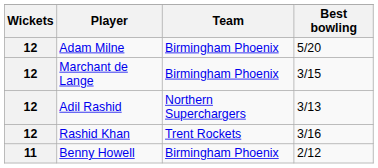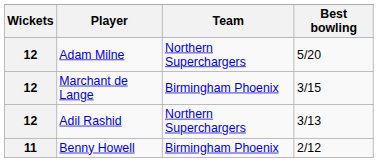(222, 47) Birmingham Phoenix -> (205, 54) Northern Superchargers
- row: (95, 134)
